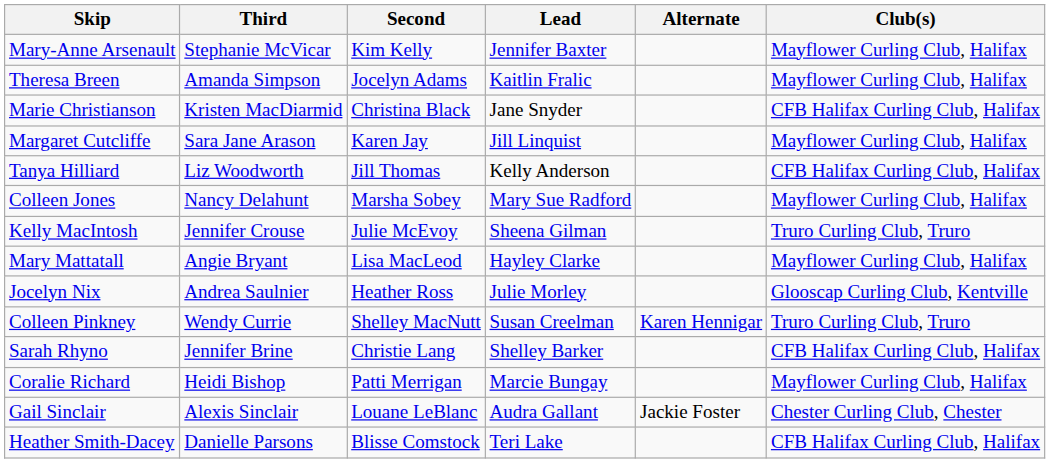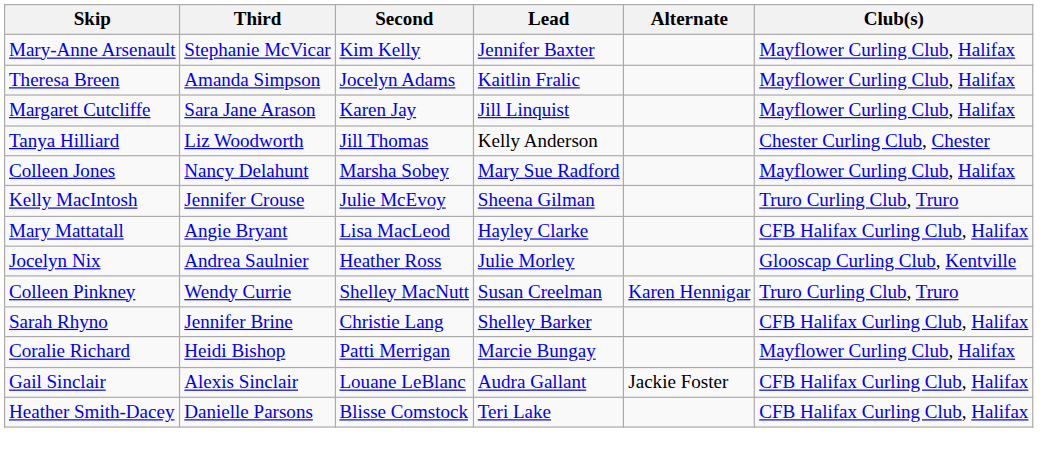- row: (82, 110)
(906, 170) CFB Halifax Curling Club, Halifax -> (874, 140) Chester Curling Club, Chester
(899, 261) Mayflower Curling Club, Halifax -> (894, 230) CFB Halifax Curling Club, Halifax
(886, 412) Chester Curling Club, Chester -> (894, 381) CFB Halifax Curling Club, Halifax
